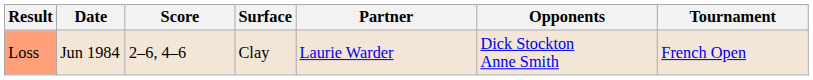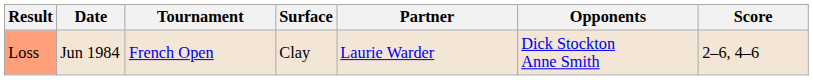columns swapped: (733, 17) <-> (180, 17)
